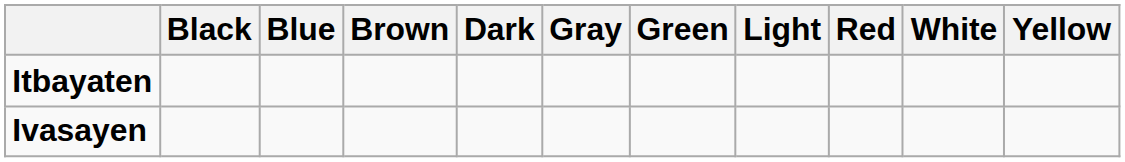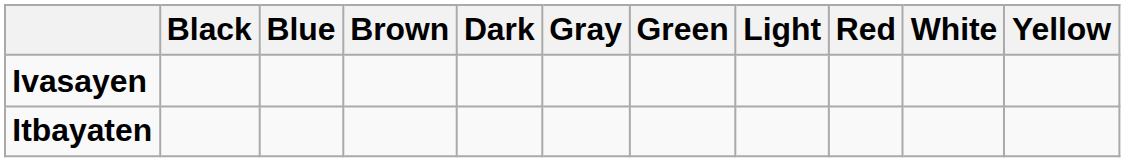rows swapped: (80, 130) <-> (82, 80)
